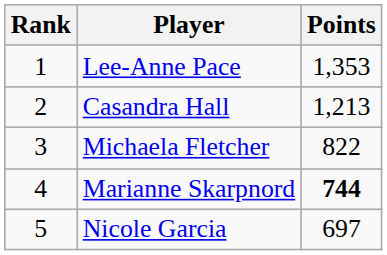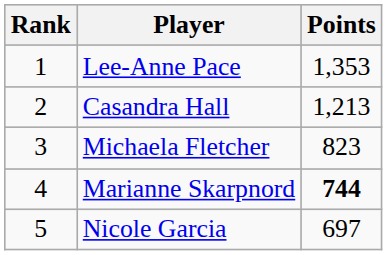(341, 147) 822 -> (341, 147) 823
